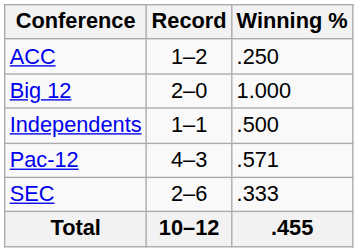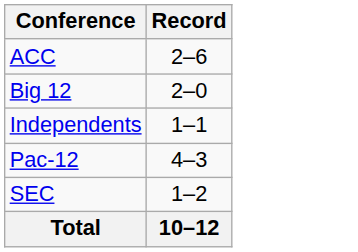- column: (292, 21)
(189, 56) 1–2 -> (189, 56) 2–6
(189, 194) 2–6 -> (189, 194) 1–2
